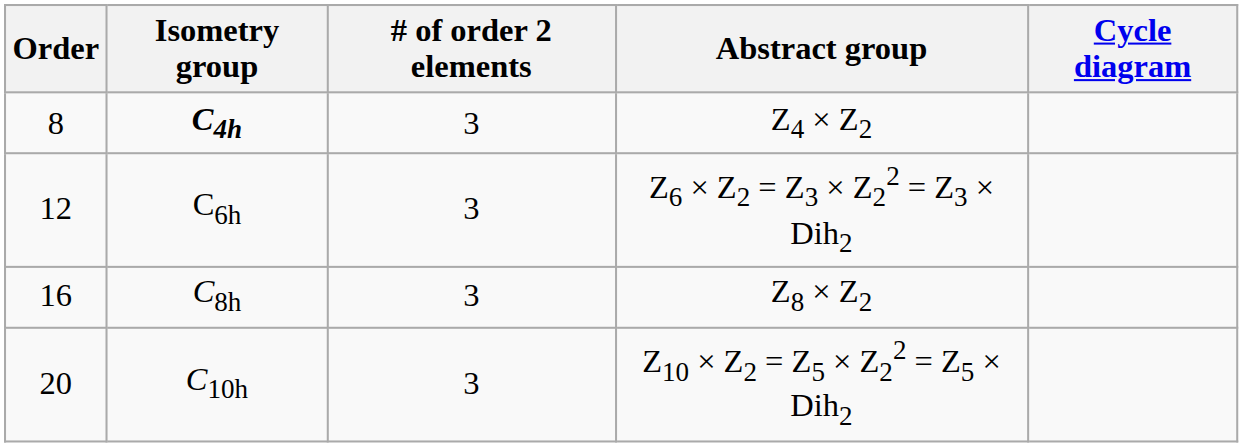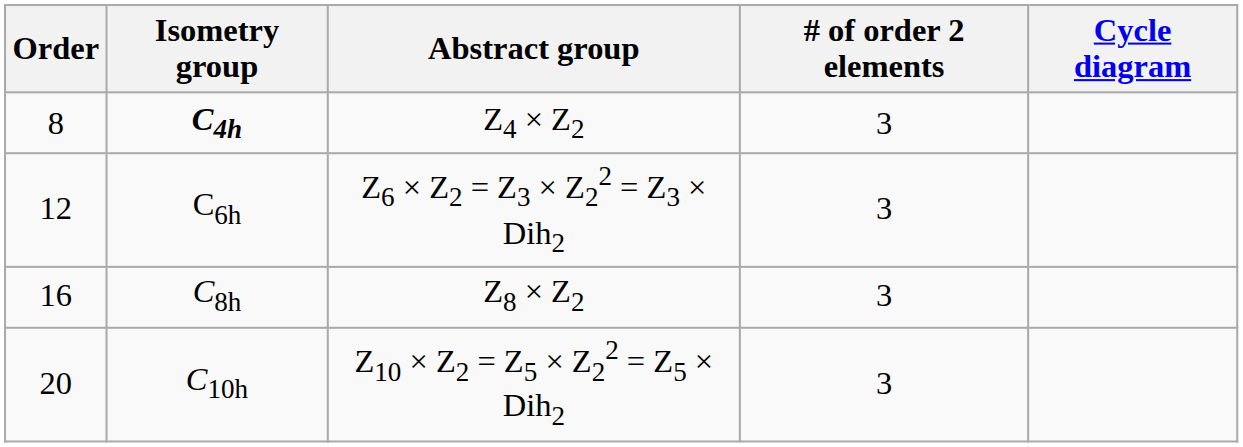columns swapped: (821, 48) <-> (471, 48)
